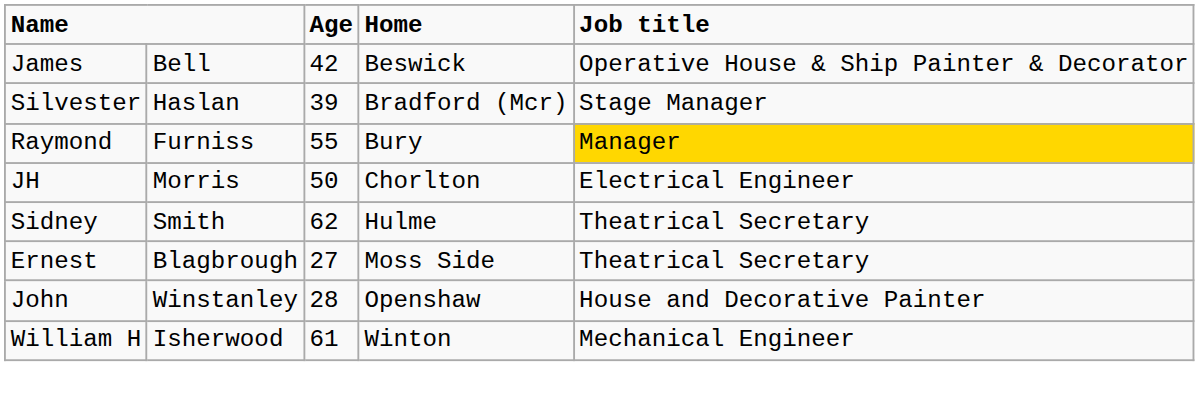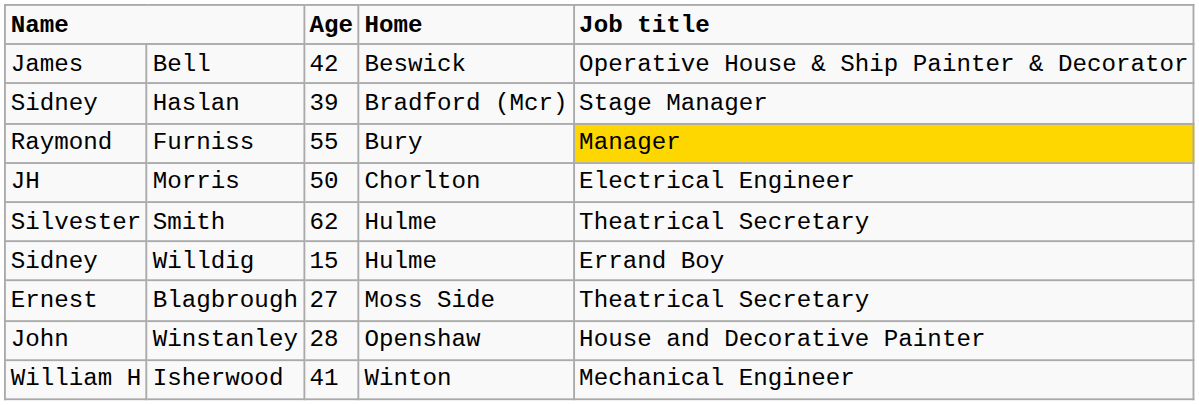(76, 103) Silvester -> (54, 103) Sidney
(54, 222) Sidney -> (76, 222) Silvester
+ row: (204, 261)
(324, 340) 61 -> (324, 379) 41
